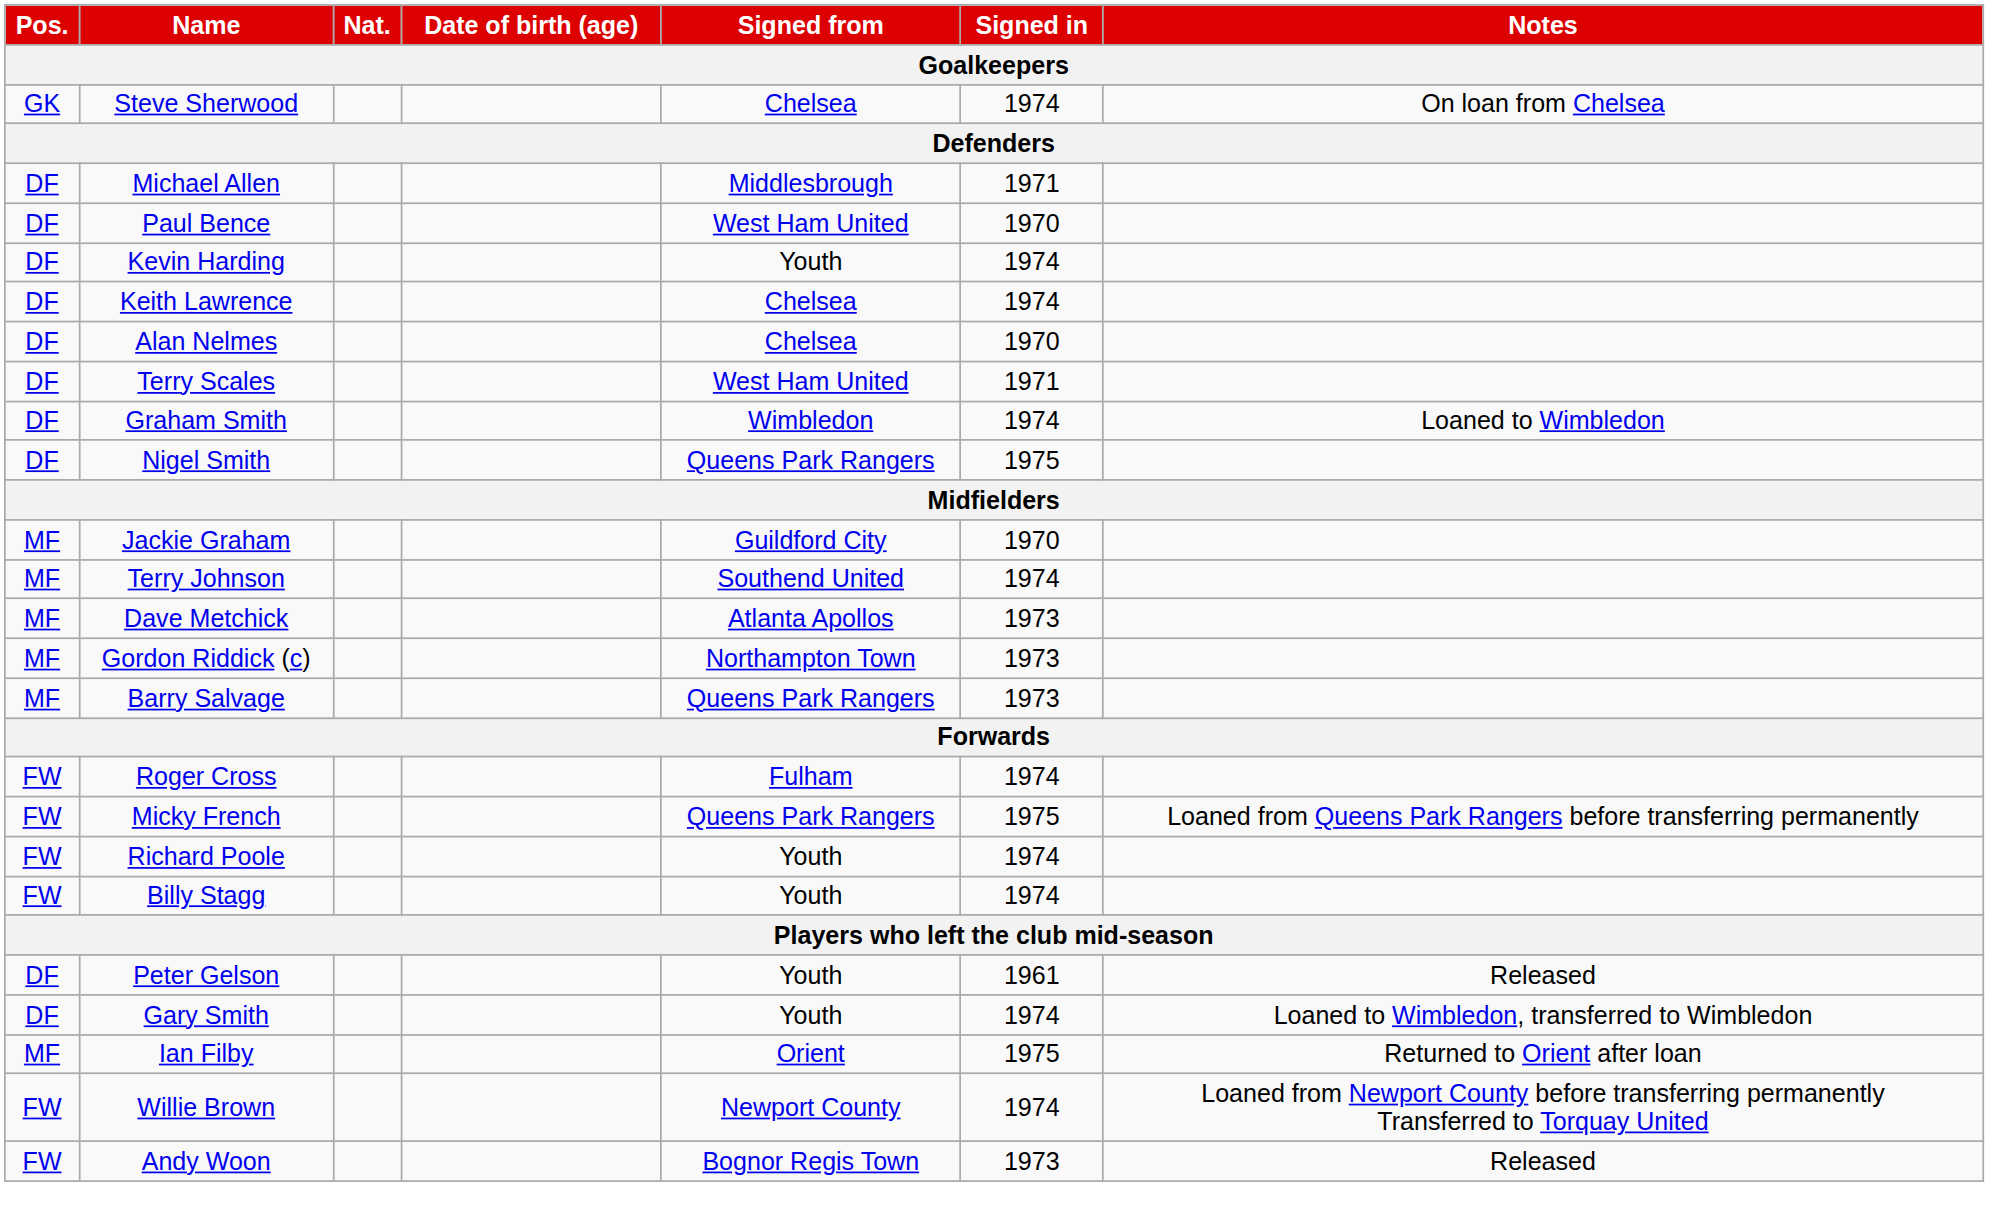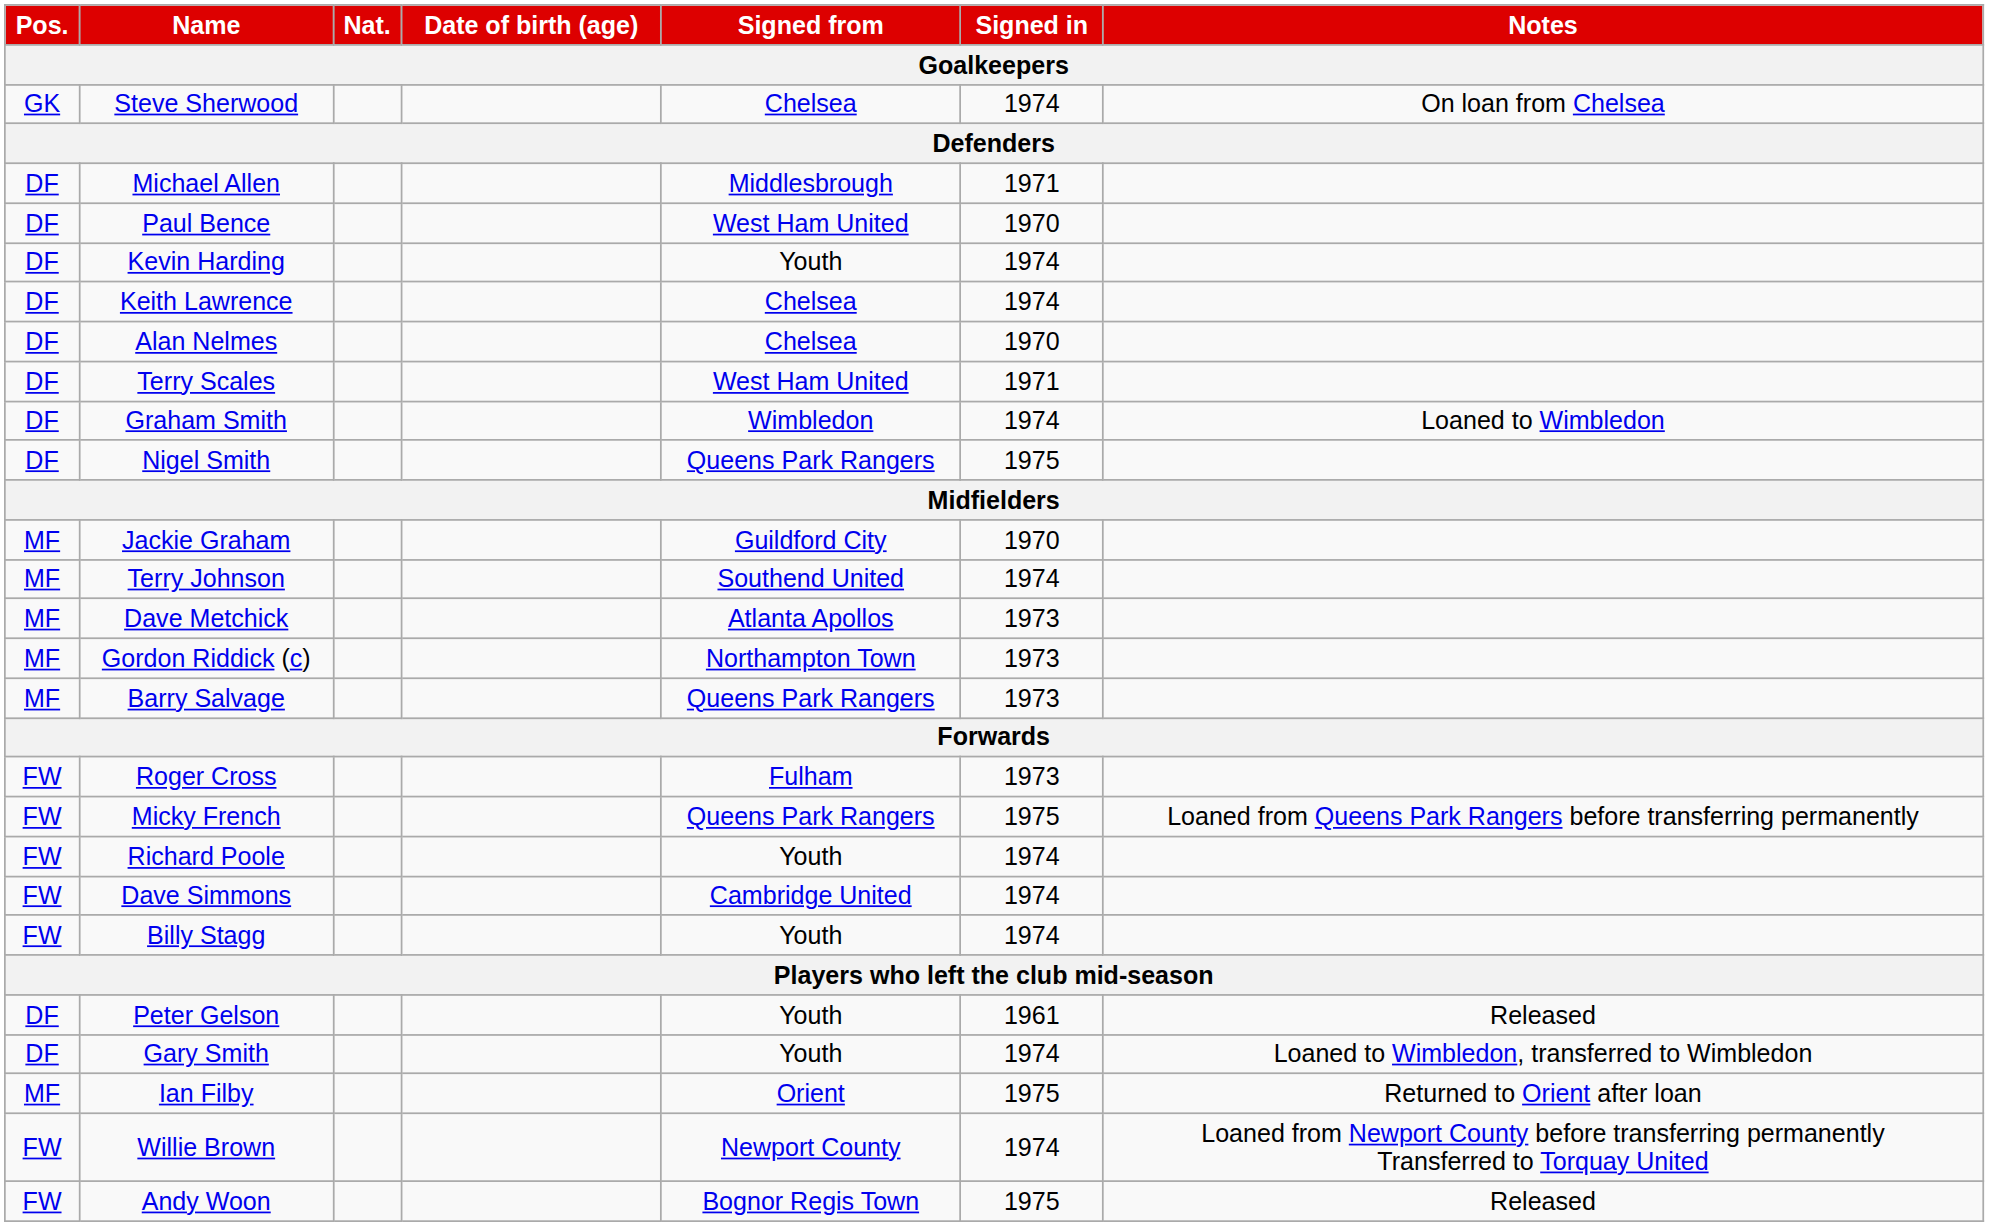(1032, 777) 1974 -> (1032, 777) 1973
+ row: (206, 896)
(1032, 1161) 1973 -> (1032, 1201) 1975
